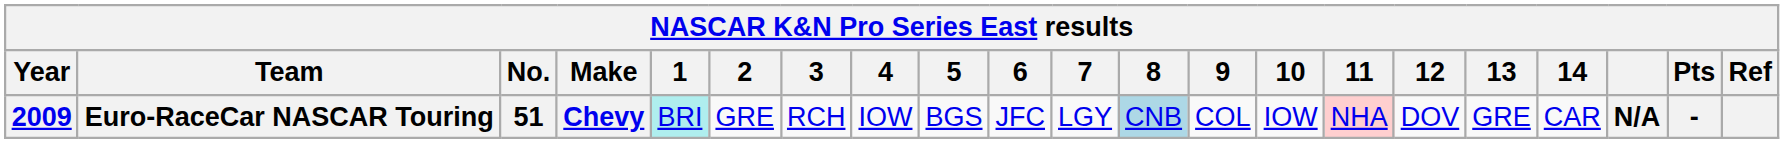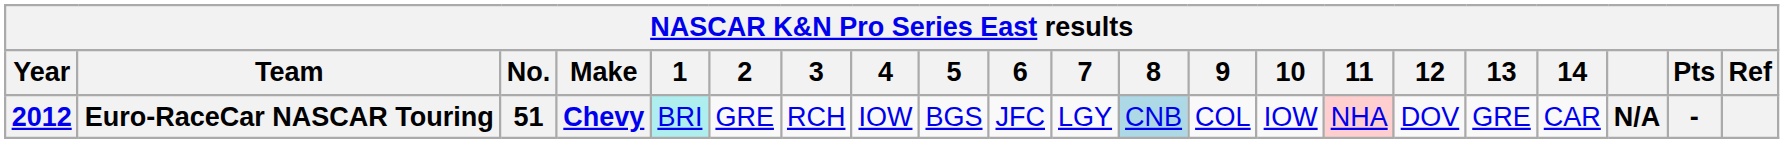(42, 116) 2009 -> (42, 116) 2012
